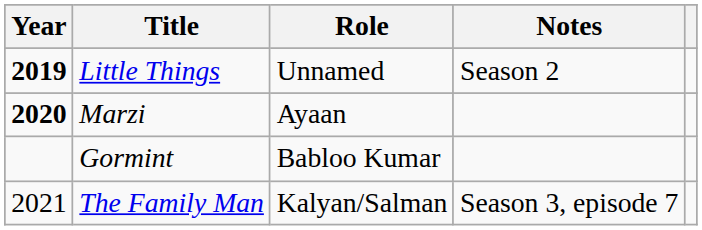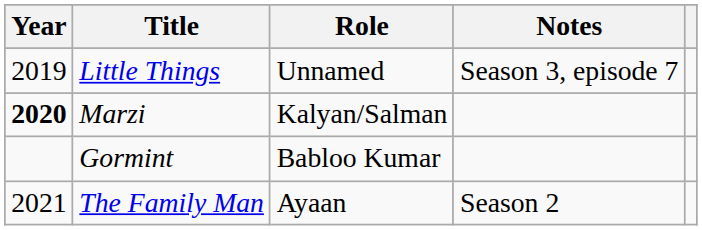(39, 70) bold -> (39, 70) normal
(510, 70) Season 2 -> (569, 70) Season 3, episode 7
(311, 114) Ayaan -> (362, 114) Kalyan/Salman
(362, 202) Kalyan/Salman -> (311, 202) Ayaan
(569, 202) Season 3, episode 7 -> (510, 202) Season 2
